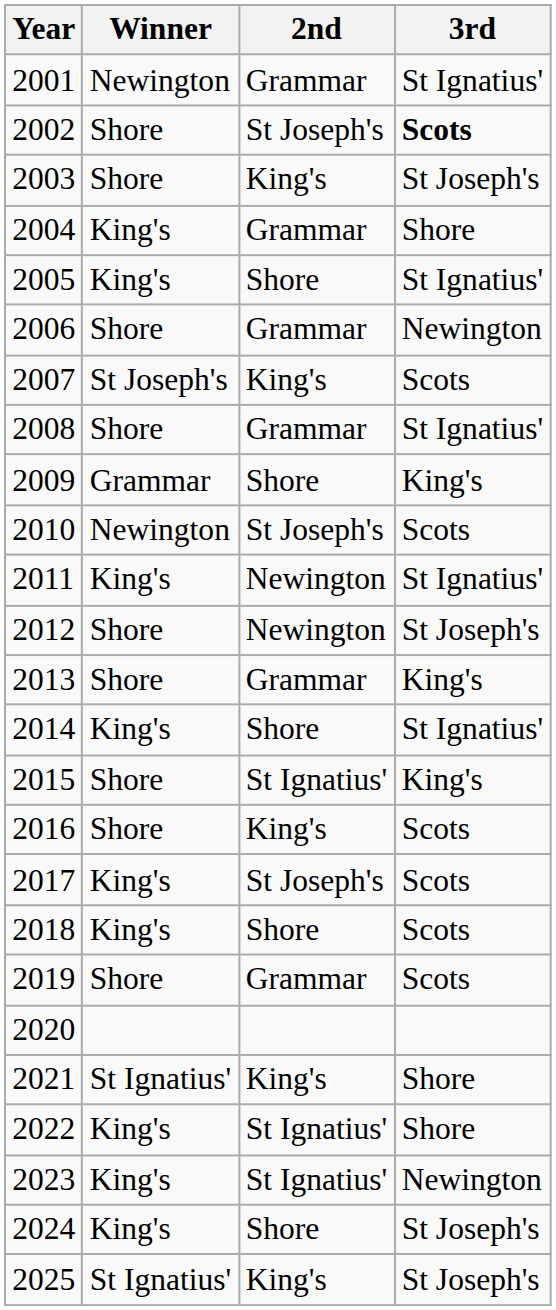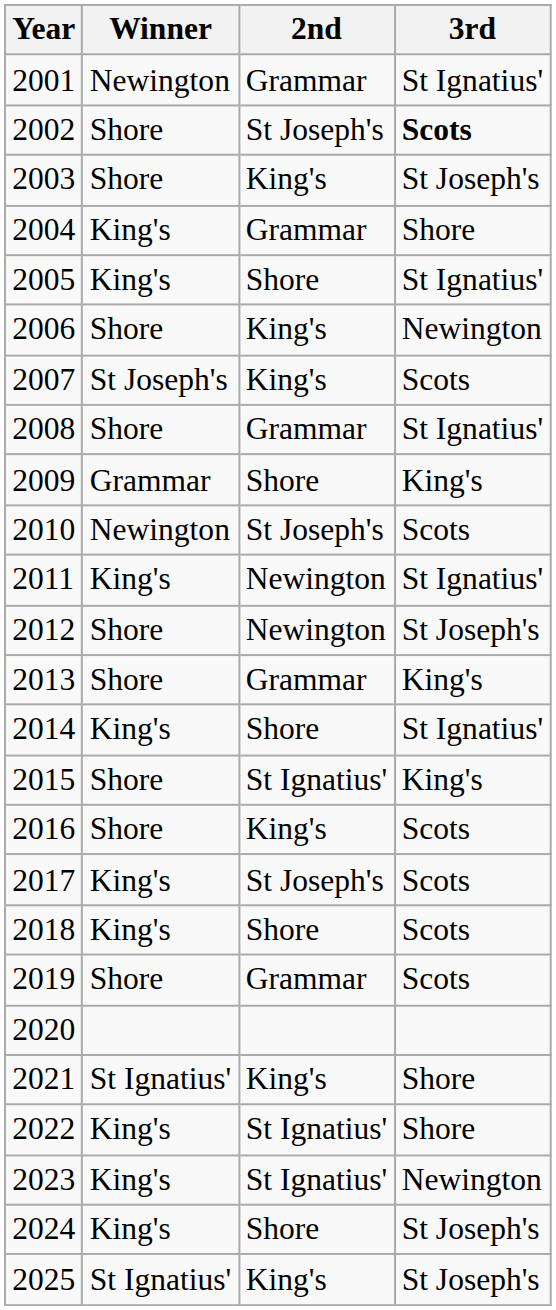(306, 329) Grammar -> (286, 329) King's
